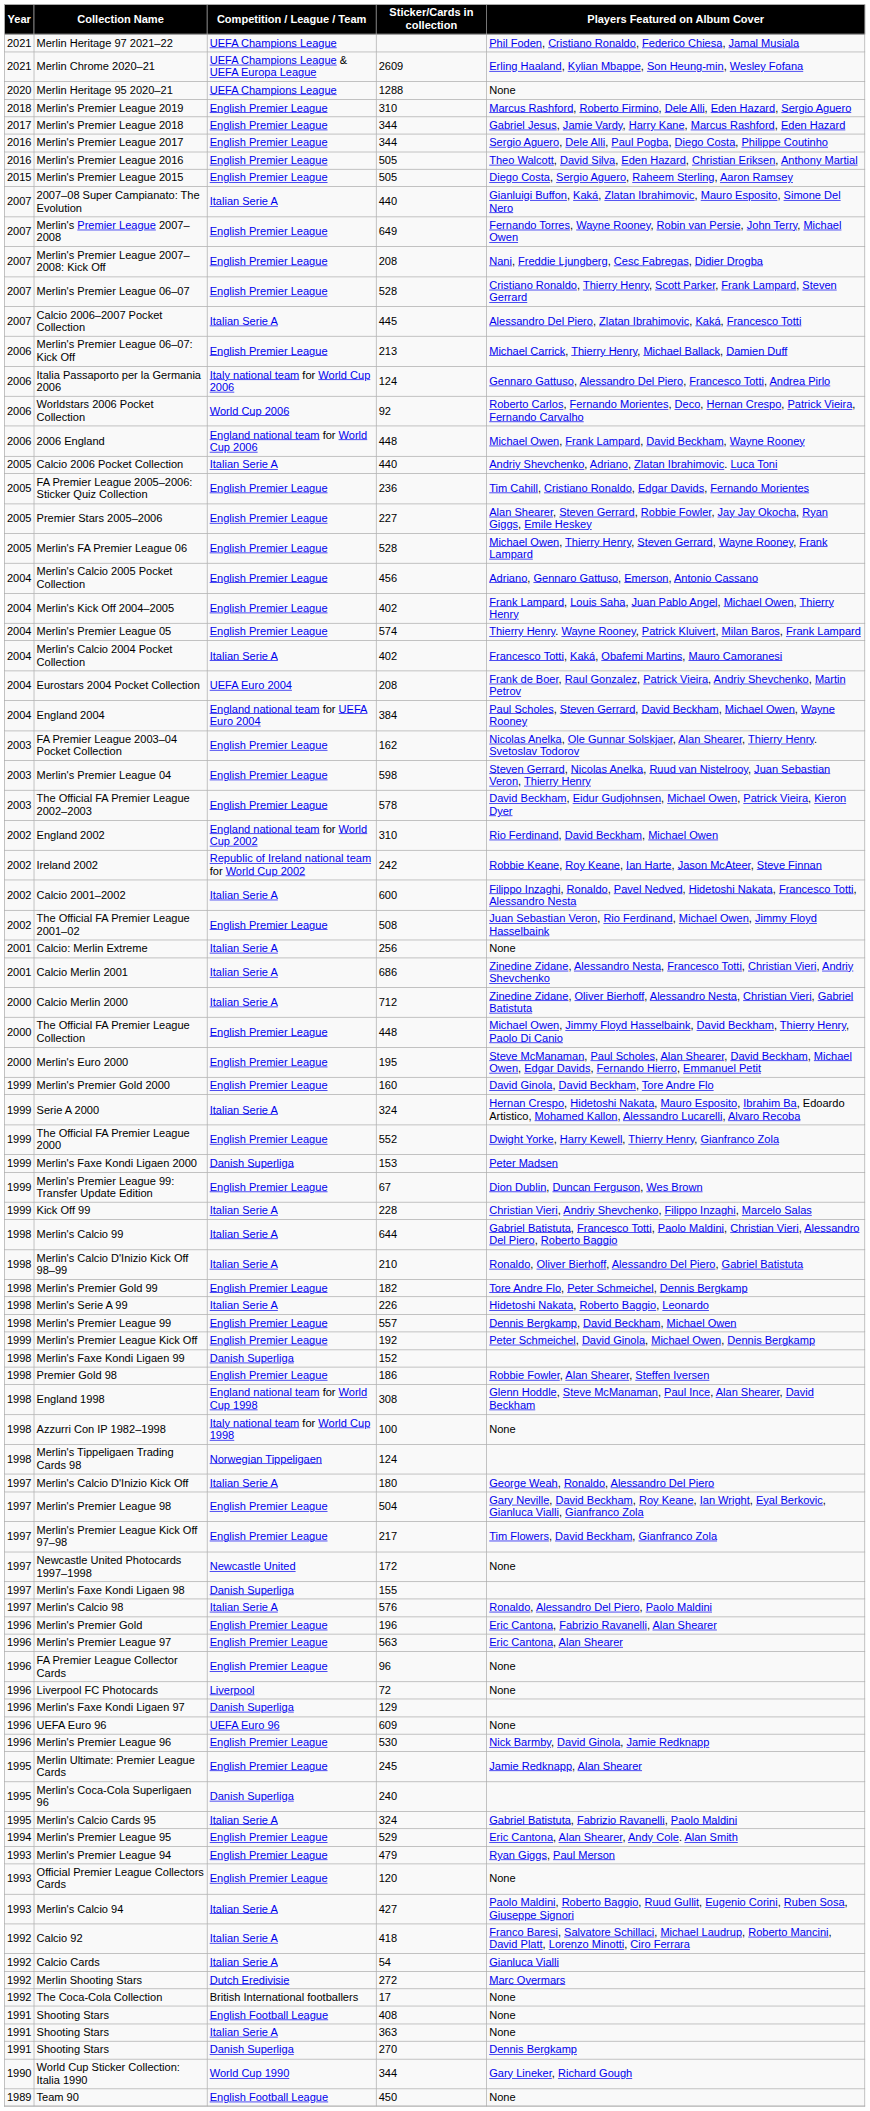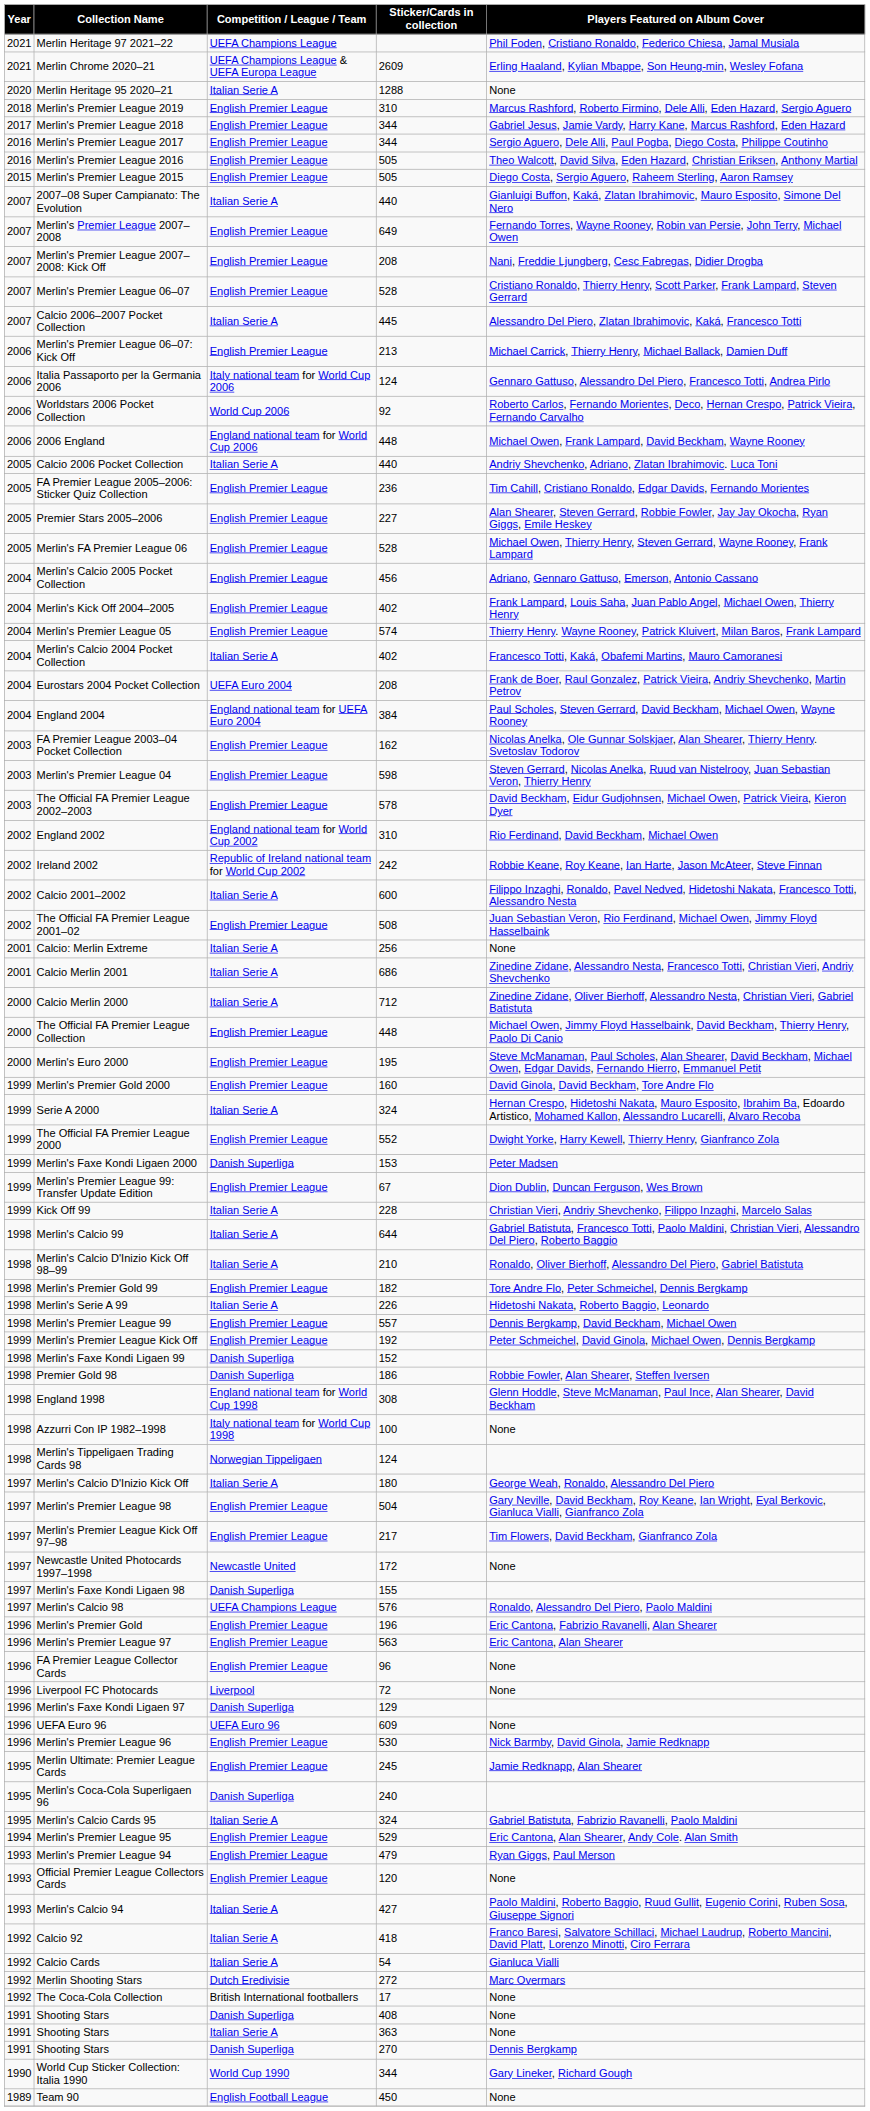(273, 90) UEFA Champions League -> (244, 90) Italian Serie A
(269, 1375) English Premier League -> (252, 1375) Danish Superliga
(244, 1608) Italian Serie A -> (273, 1608) UEFA Champions League
(269, 2015) English Football League -> (252, 2015) Danish Superliga
